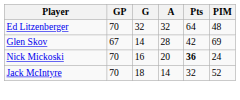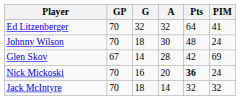(217, 27) 48 -> (217, 27) 41
+ row: (35, 42)
(217, 73) 52 -> (217, 88) 32
